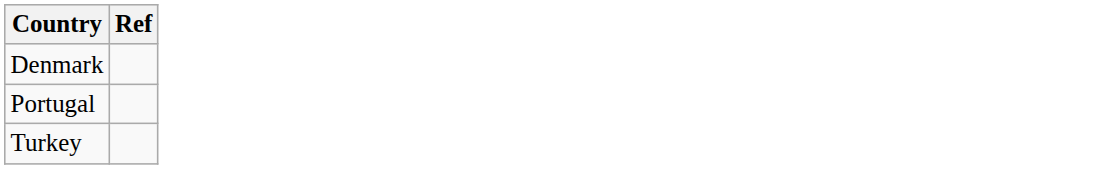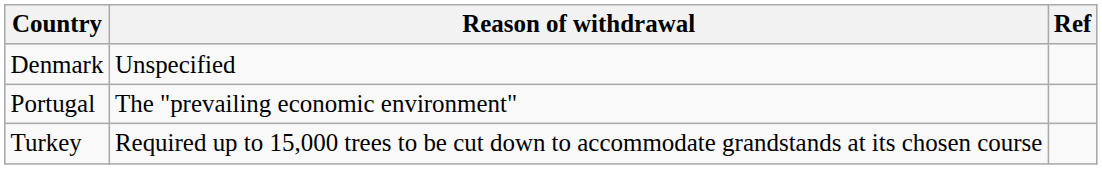+ column: (579, 24)
